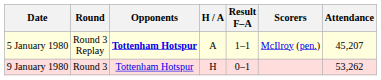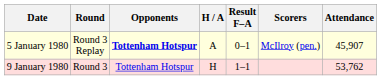(242, 45) 1–1 -> (242, 45) 0–1
(349, 45) 45,207 -> (349, 45) 45,907
(242, 67) 0–1 -> (242, 67) 1–1
(349, 67) 53,262 -> (349, 67) 53,762
